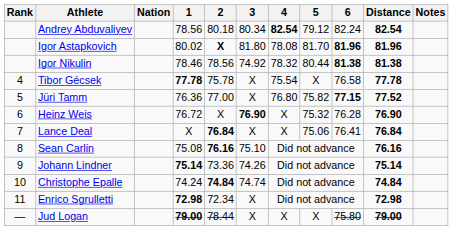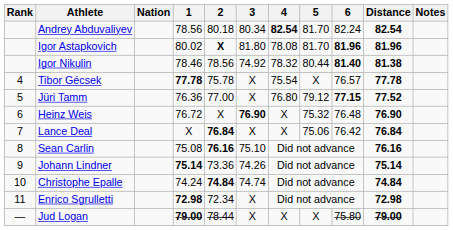(316, 30) 79.12 -> (316, 30) 81.70
(348, 64) 81.38 -> (348, 64) 81.40
(348, 81) 76.58 -> (348, 81) 76.57
(316, 98) 75.82 -> (316, 98) 79.12
(348, 115) 76.28 -> (348, 115) 76.48
(348, 132) 76.41 -> (348, 132) 76.42
